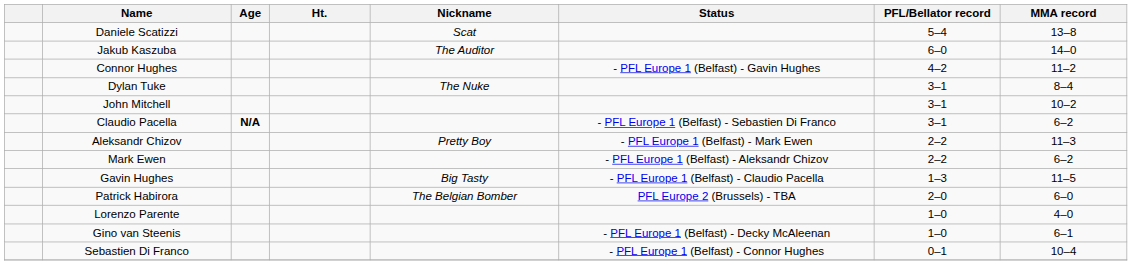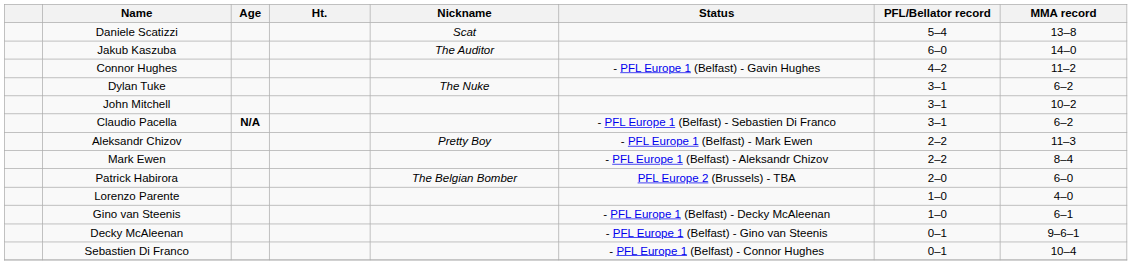(1063, 86) 8–4 -> (1063, 86) 6–2
(1063, 159) 6–2 -> (1063, 159) 8–4
- row: (137, 178)
+ row: (137, 232)
